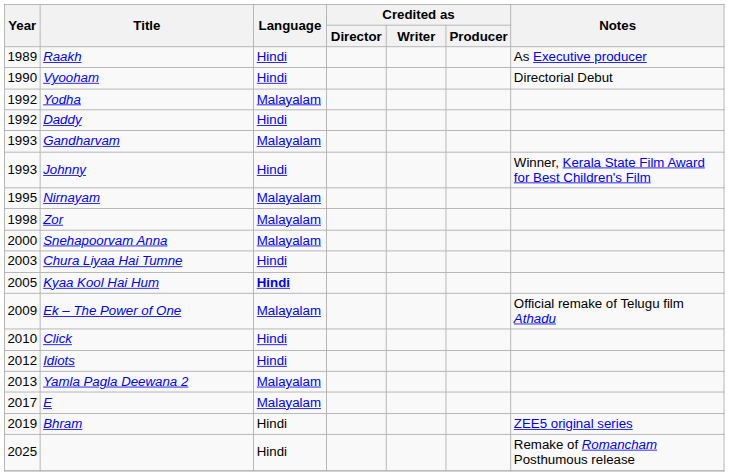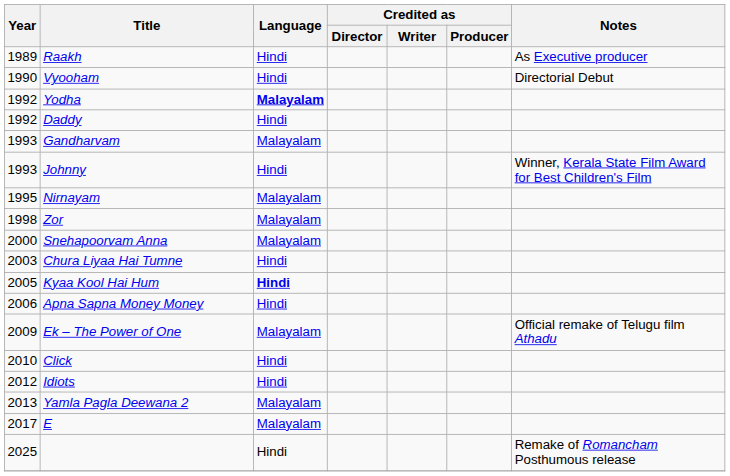(289, 99) normal -> (290, 99) bold
+ row: (22, 303)
- row: (22, 424)
